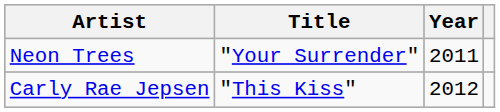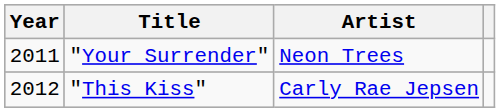columns swapped: (454, 22) <-> (110, 22)
